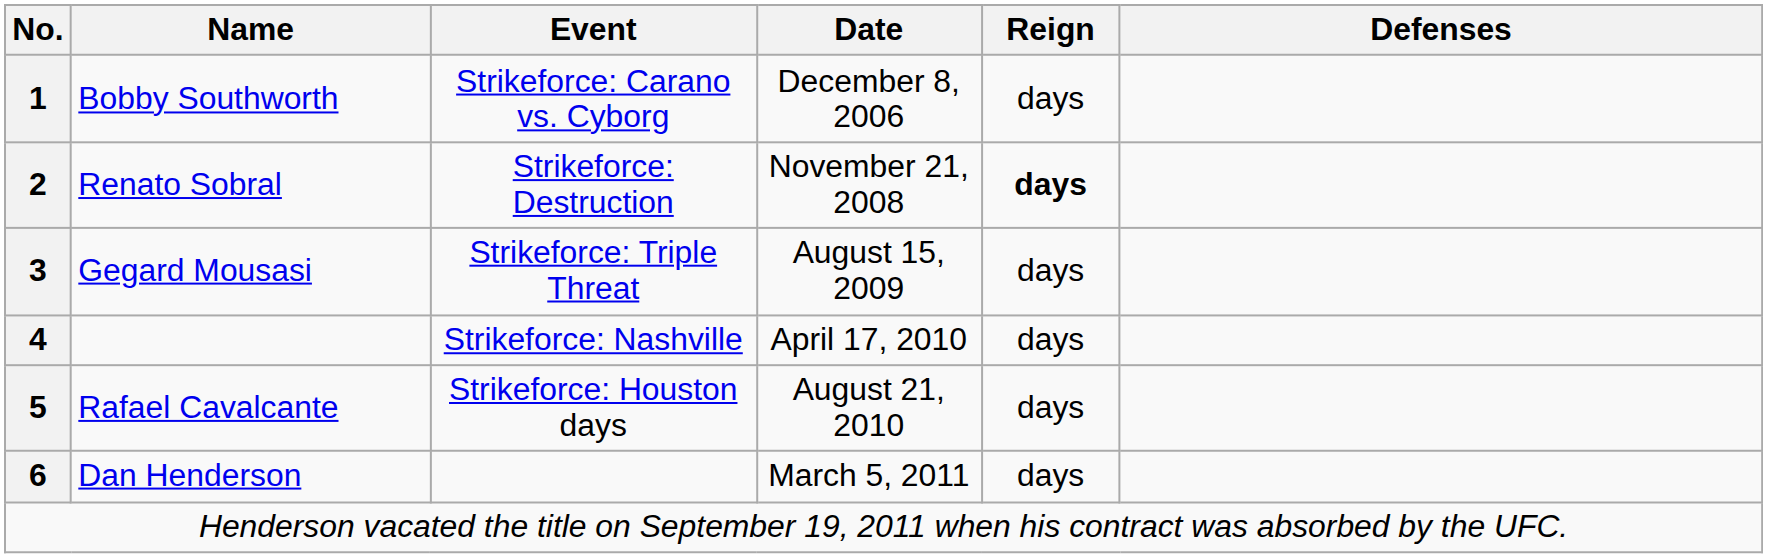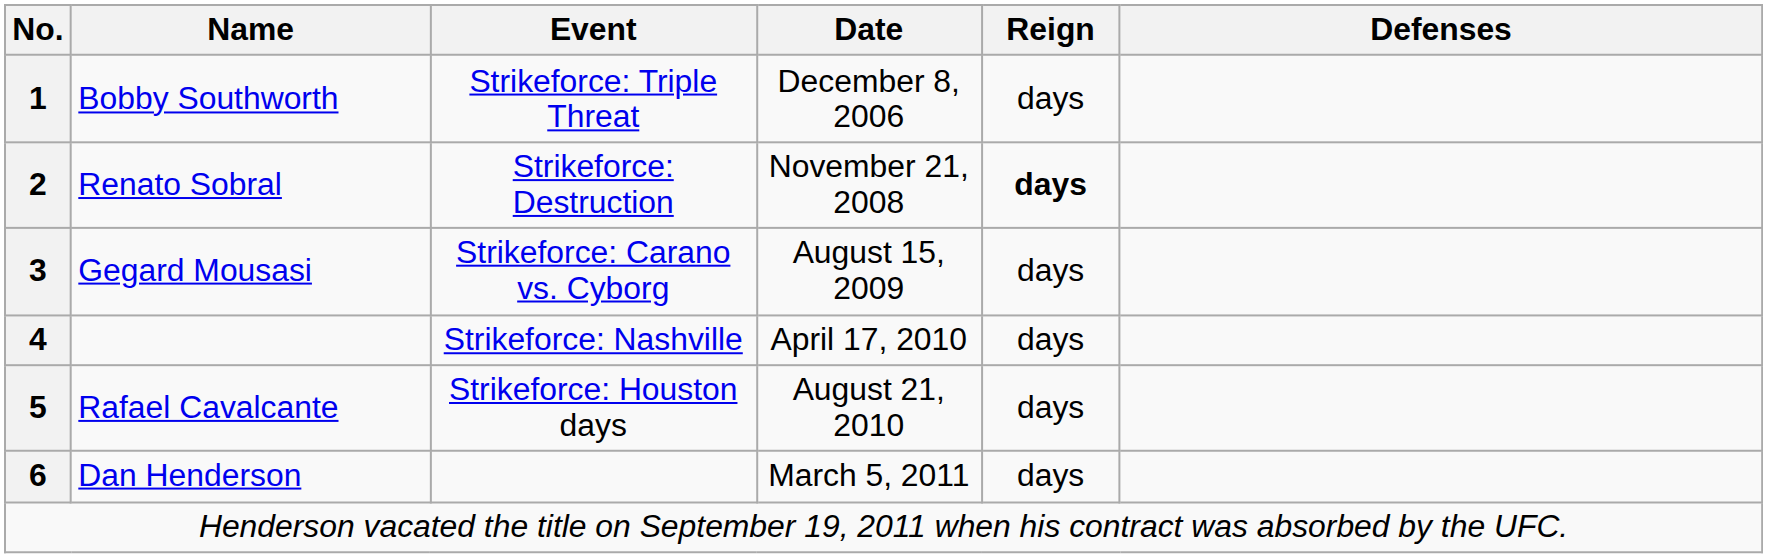(593, 98) Strikeforce: Carano vs. Cyborg -> (593, 98) Strikeforce: Triple Threat
(593, 270) Strikeforce: Triple Threat -> (593, 270) Strikeforce: Carano vs. Cyborg
